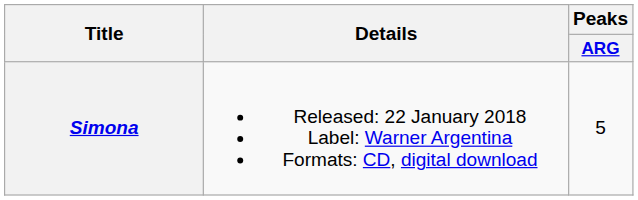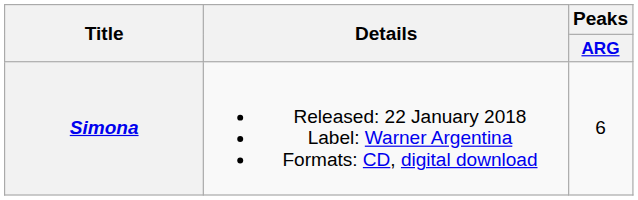(600, 128) 5 -> (600, 128) 6
